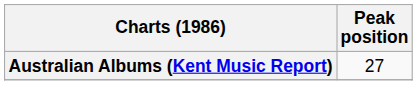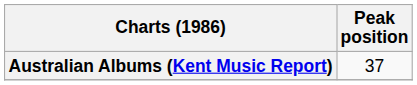(374, 65) 27 -> (374, 65) 37
